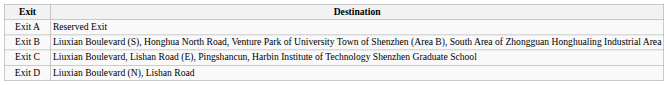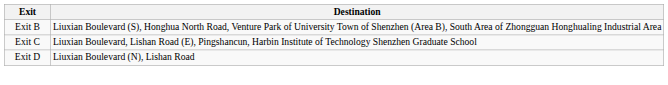- row: (28, 27)
